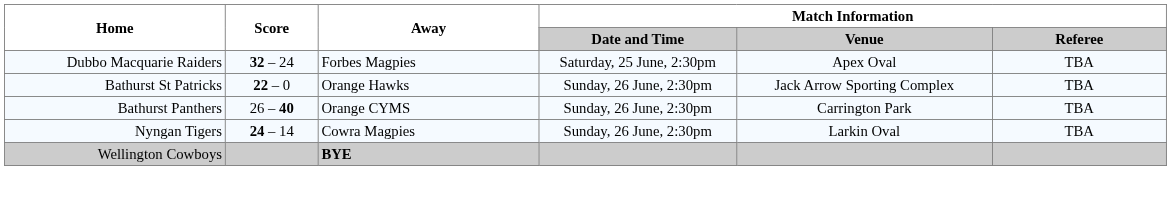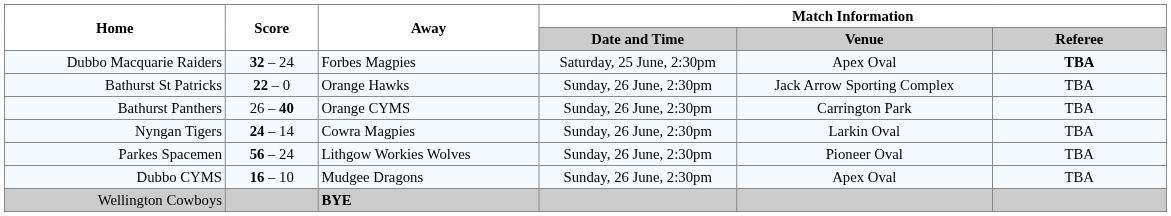(1079, 62) normal -> (1079, 62) bold
+ row: (170, 154)
+ row: (179, 177)
